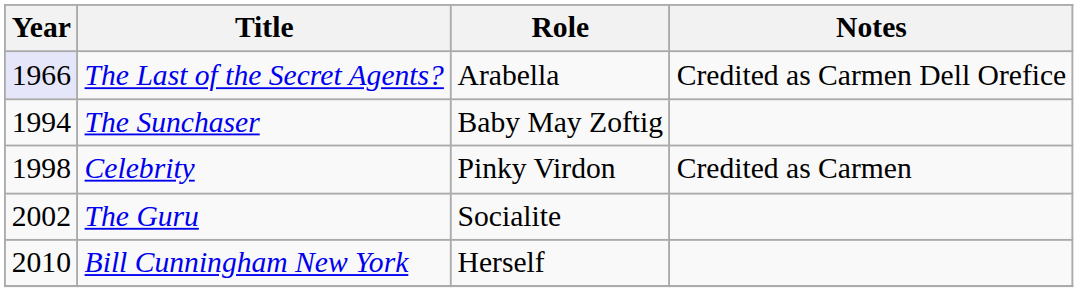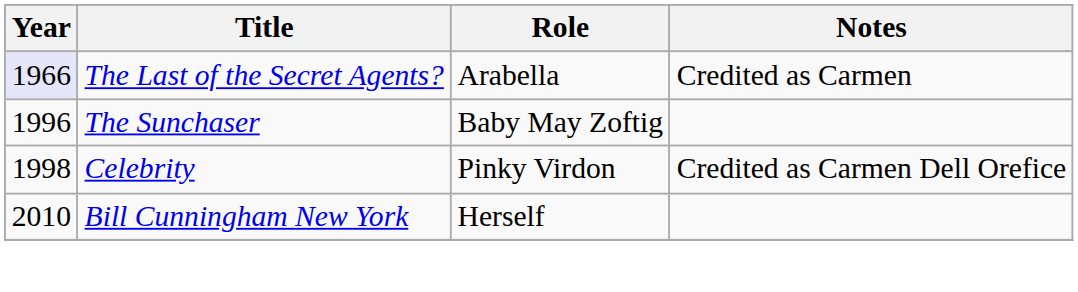(871, 74) Credited as Carmen Dell Orefice -> (794, 74) Credited as Carmen
(41, 121) 1994 -> (41, 121) 1996
(794, 168) Credited as Carmen -> (871, 168) Credited as Carmen Dell Orefice
- row: (142, 215)
